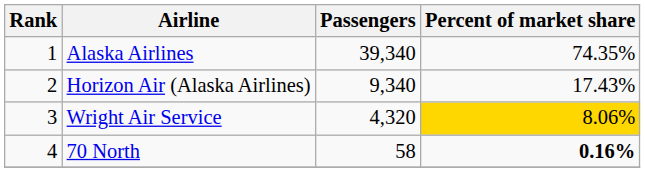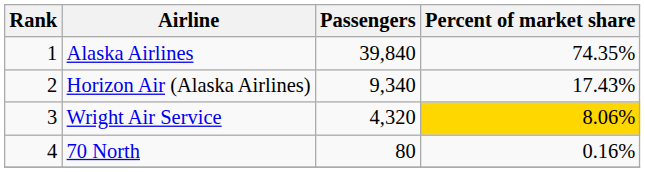(387, 53) 39,340 -> (387, 53) 39,840
(405, 150) 58 -> (405, 150) 80
(607, 150) bold -> (609, 150) normal
